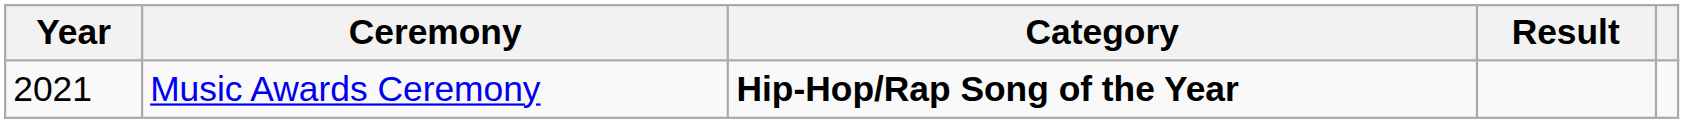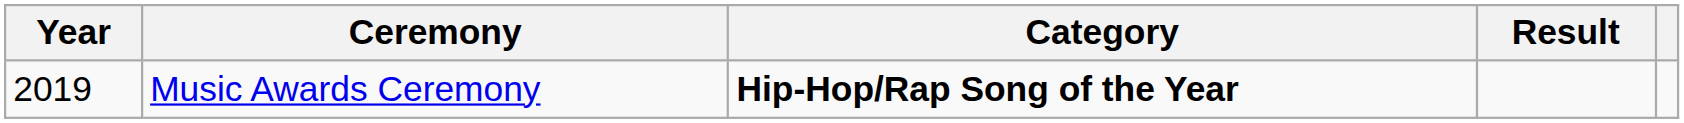(53, 88) 2021 -> (53, 88) 2019
